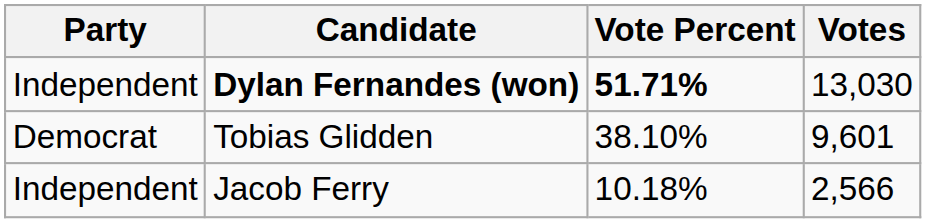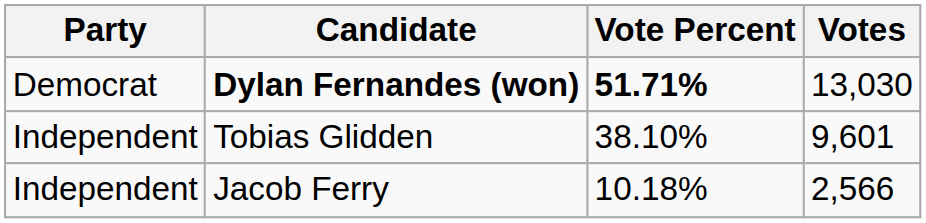(105, 83) Independent -> (85, 83) Democrat
(85, 136) Democrat -> (105, 136) Independent
